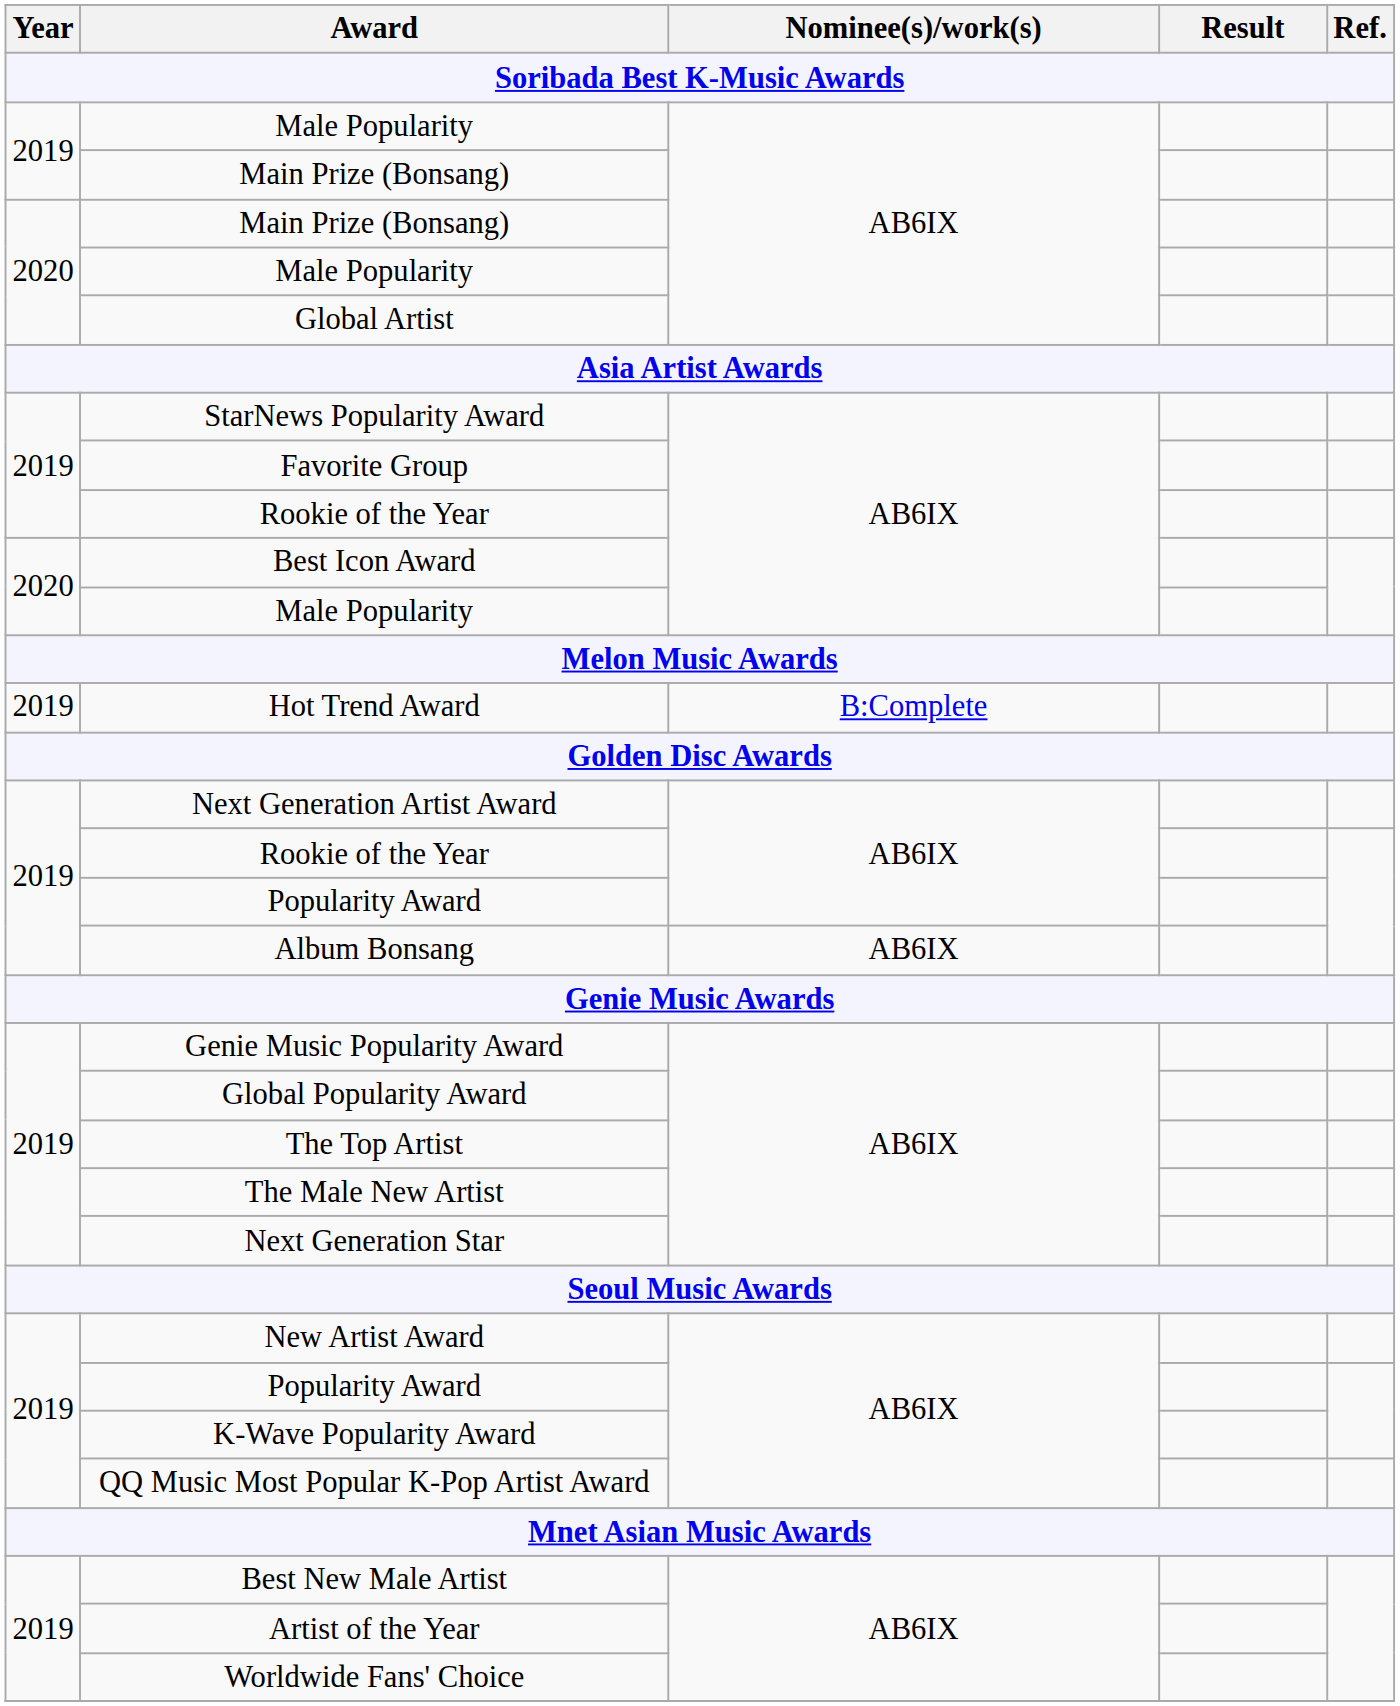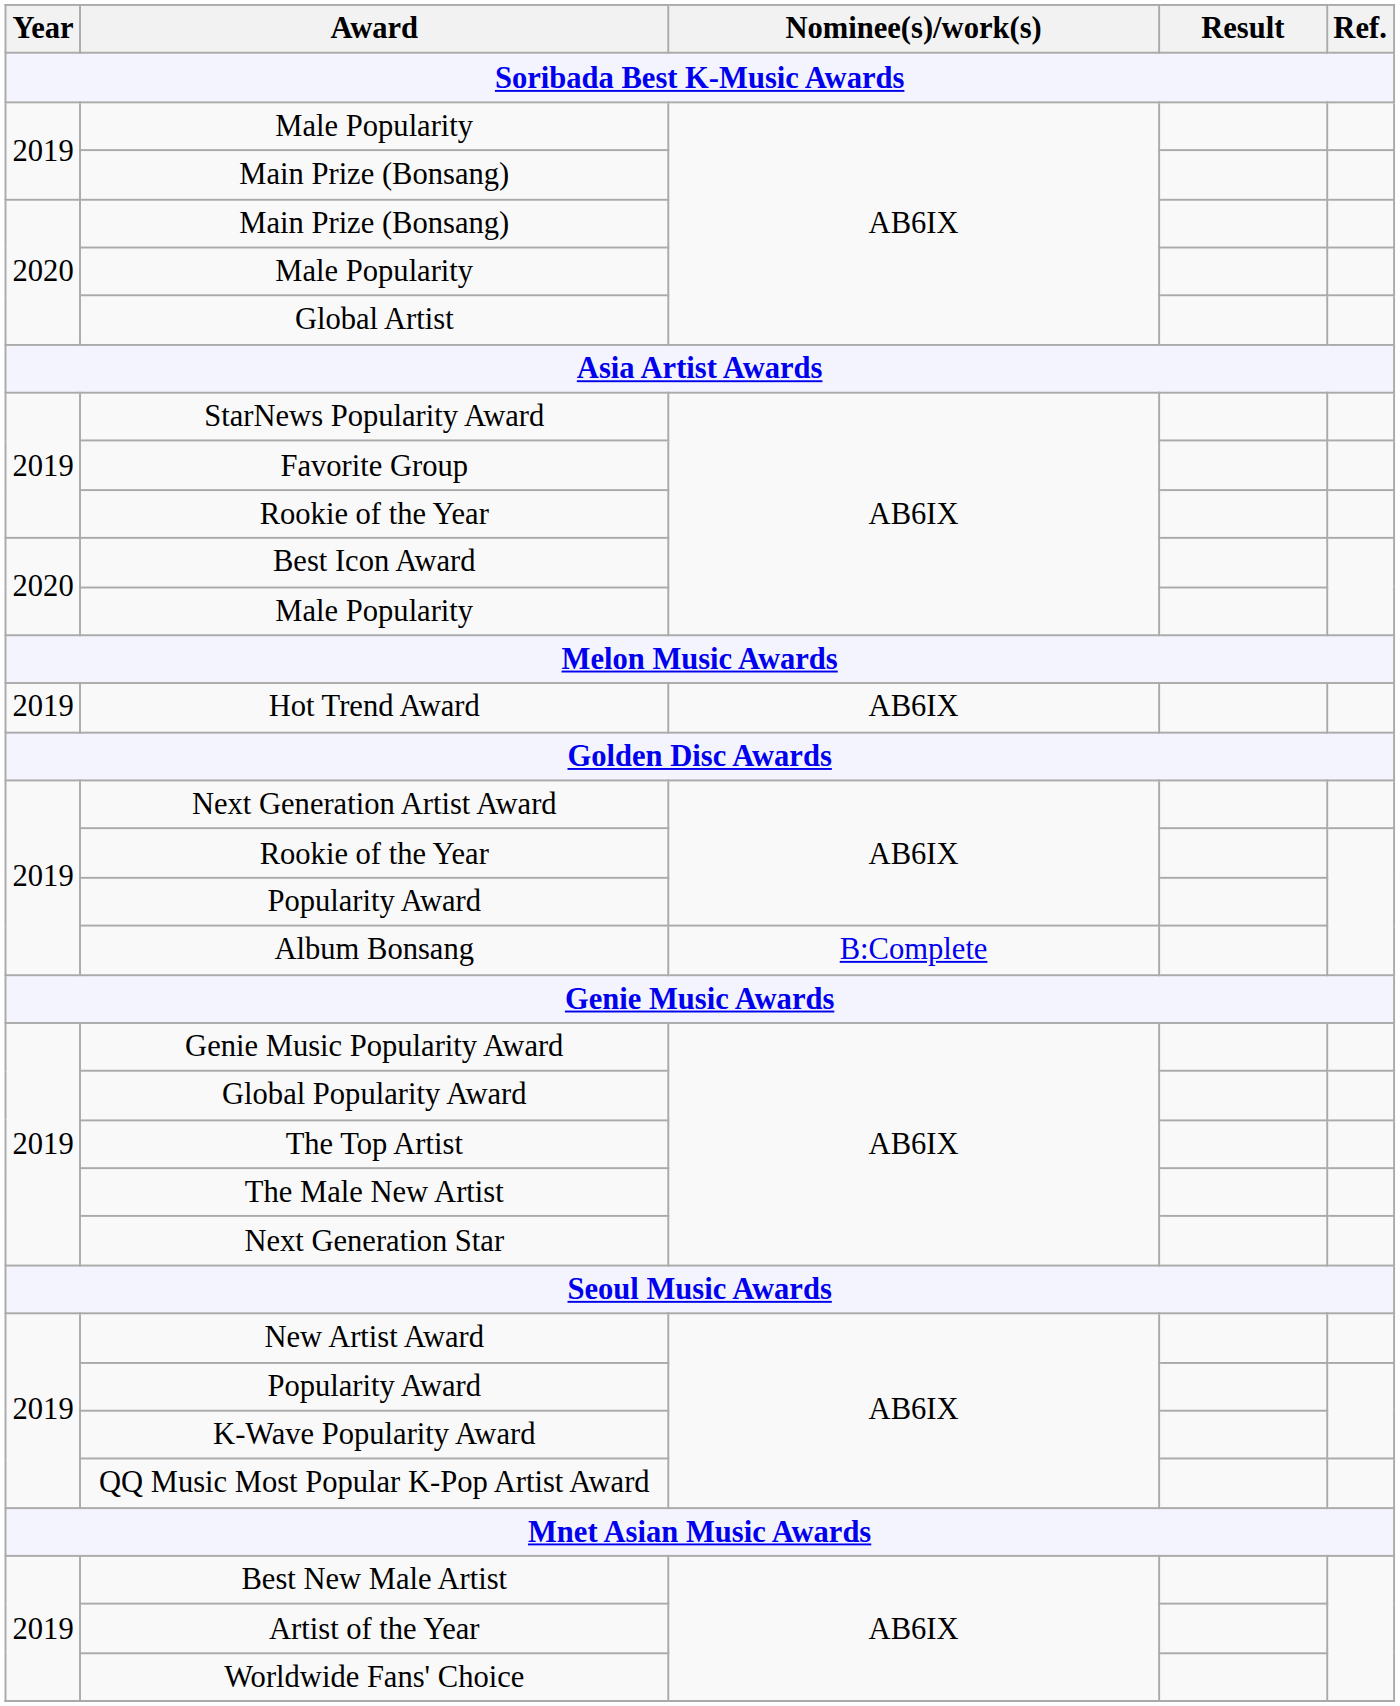(914, 707) B:Complete -> (914, 707) AB6IX
(914, 949) AB6IX -> (914, 949) B:Complete
